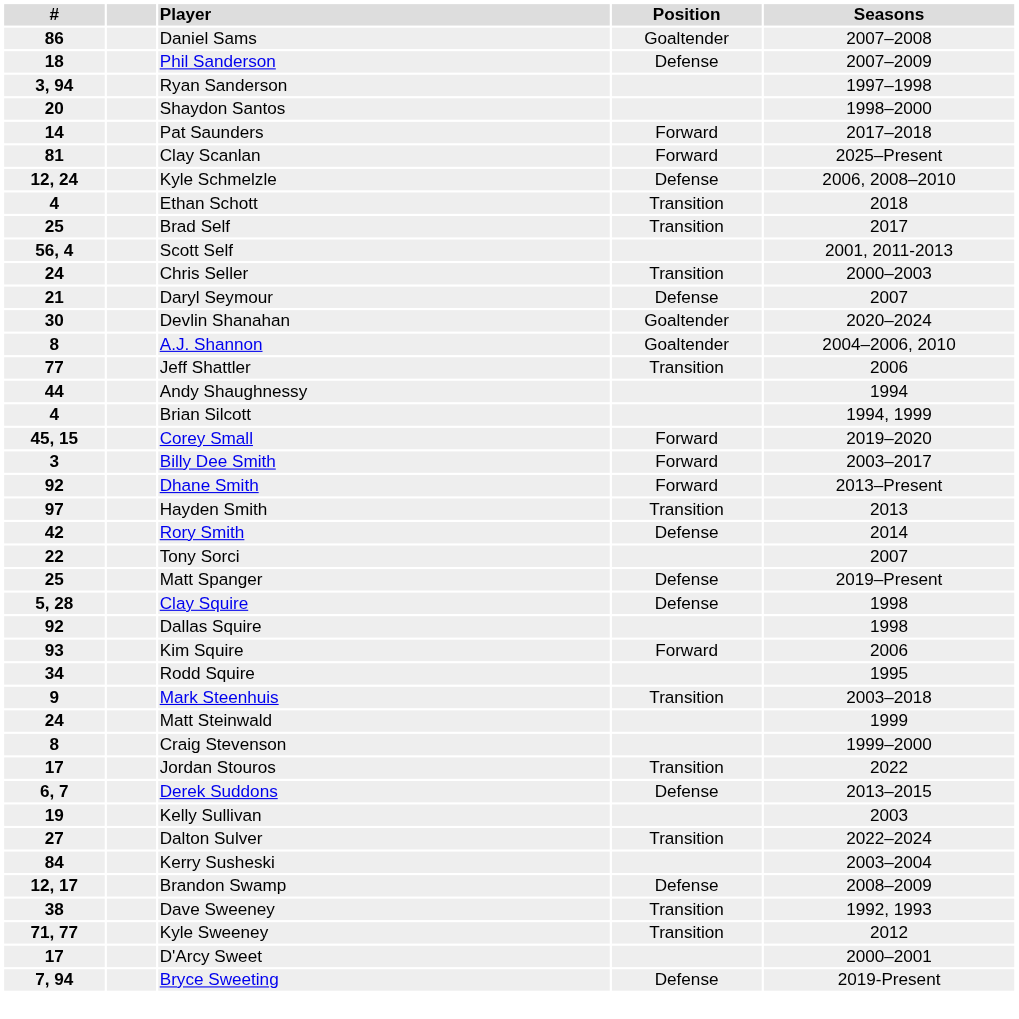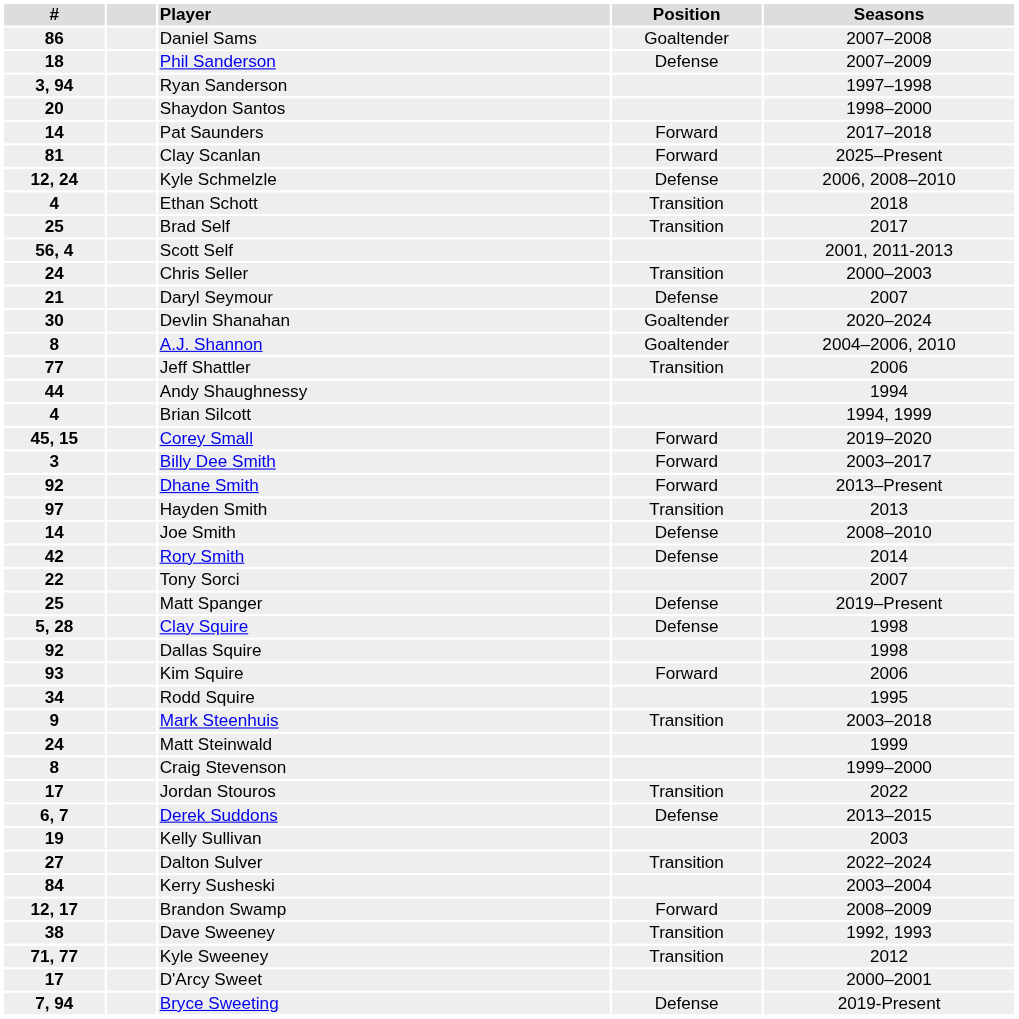+ row: (198, 532)
(687, 885) Defense -> (687, 909) Forward
